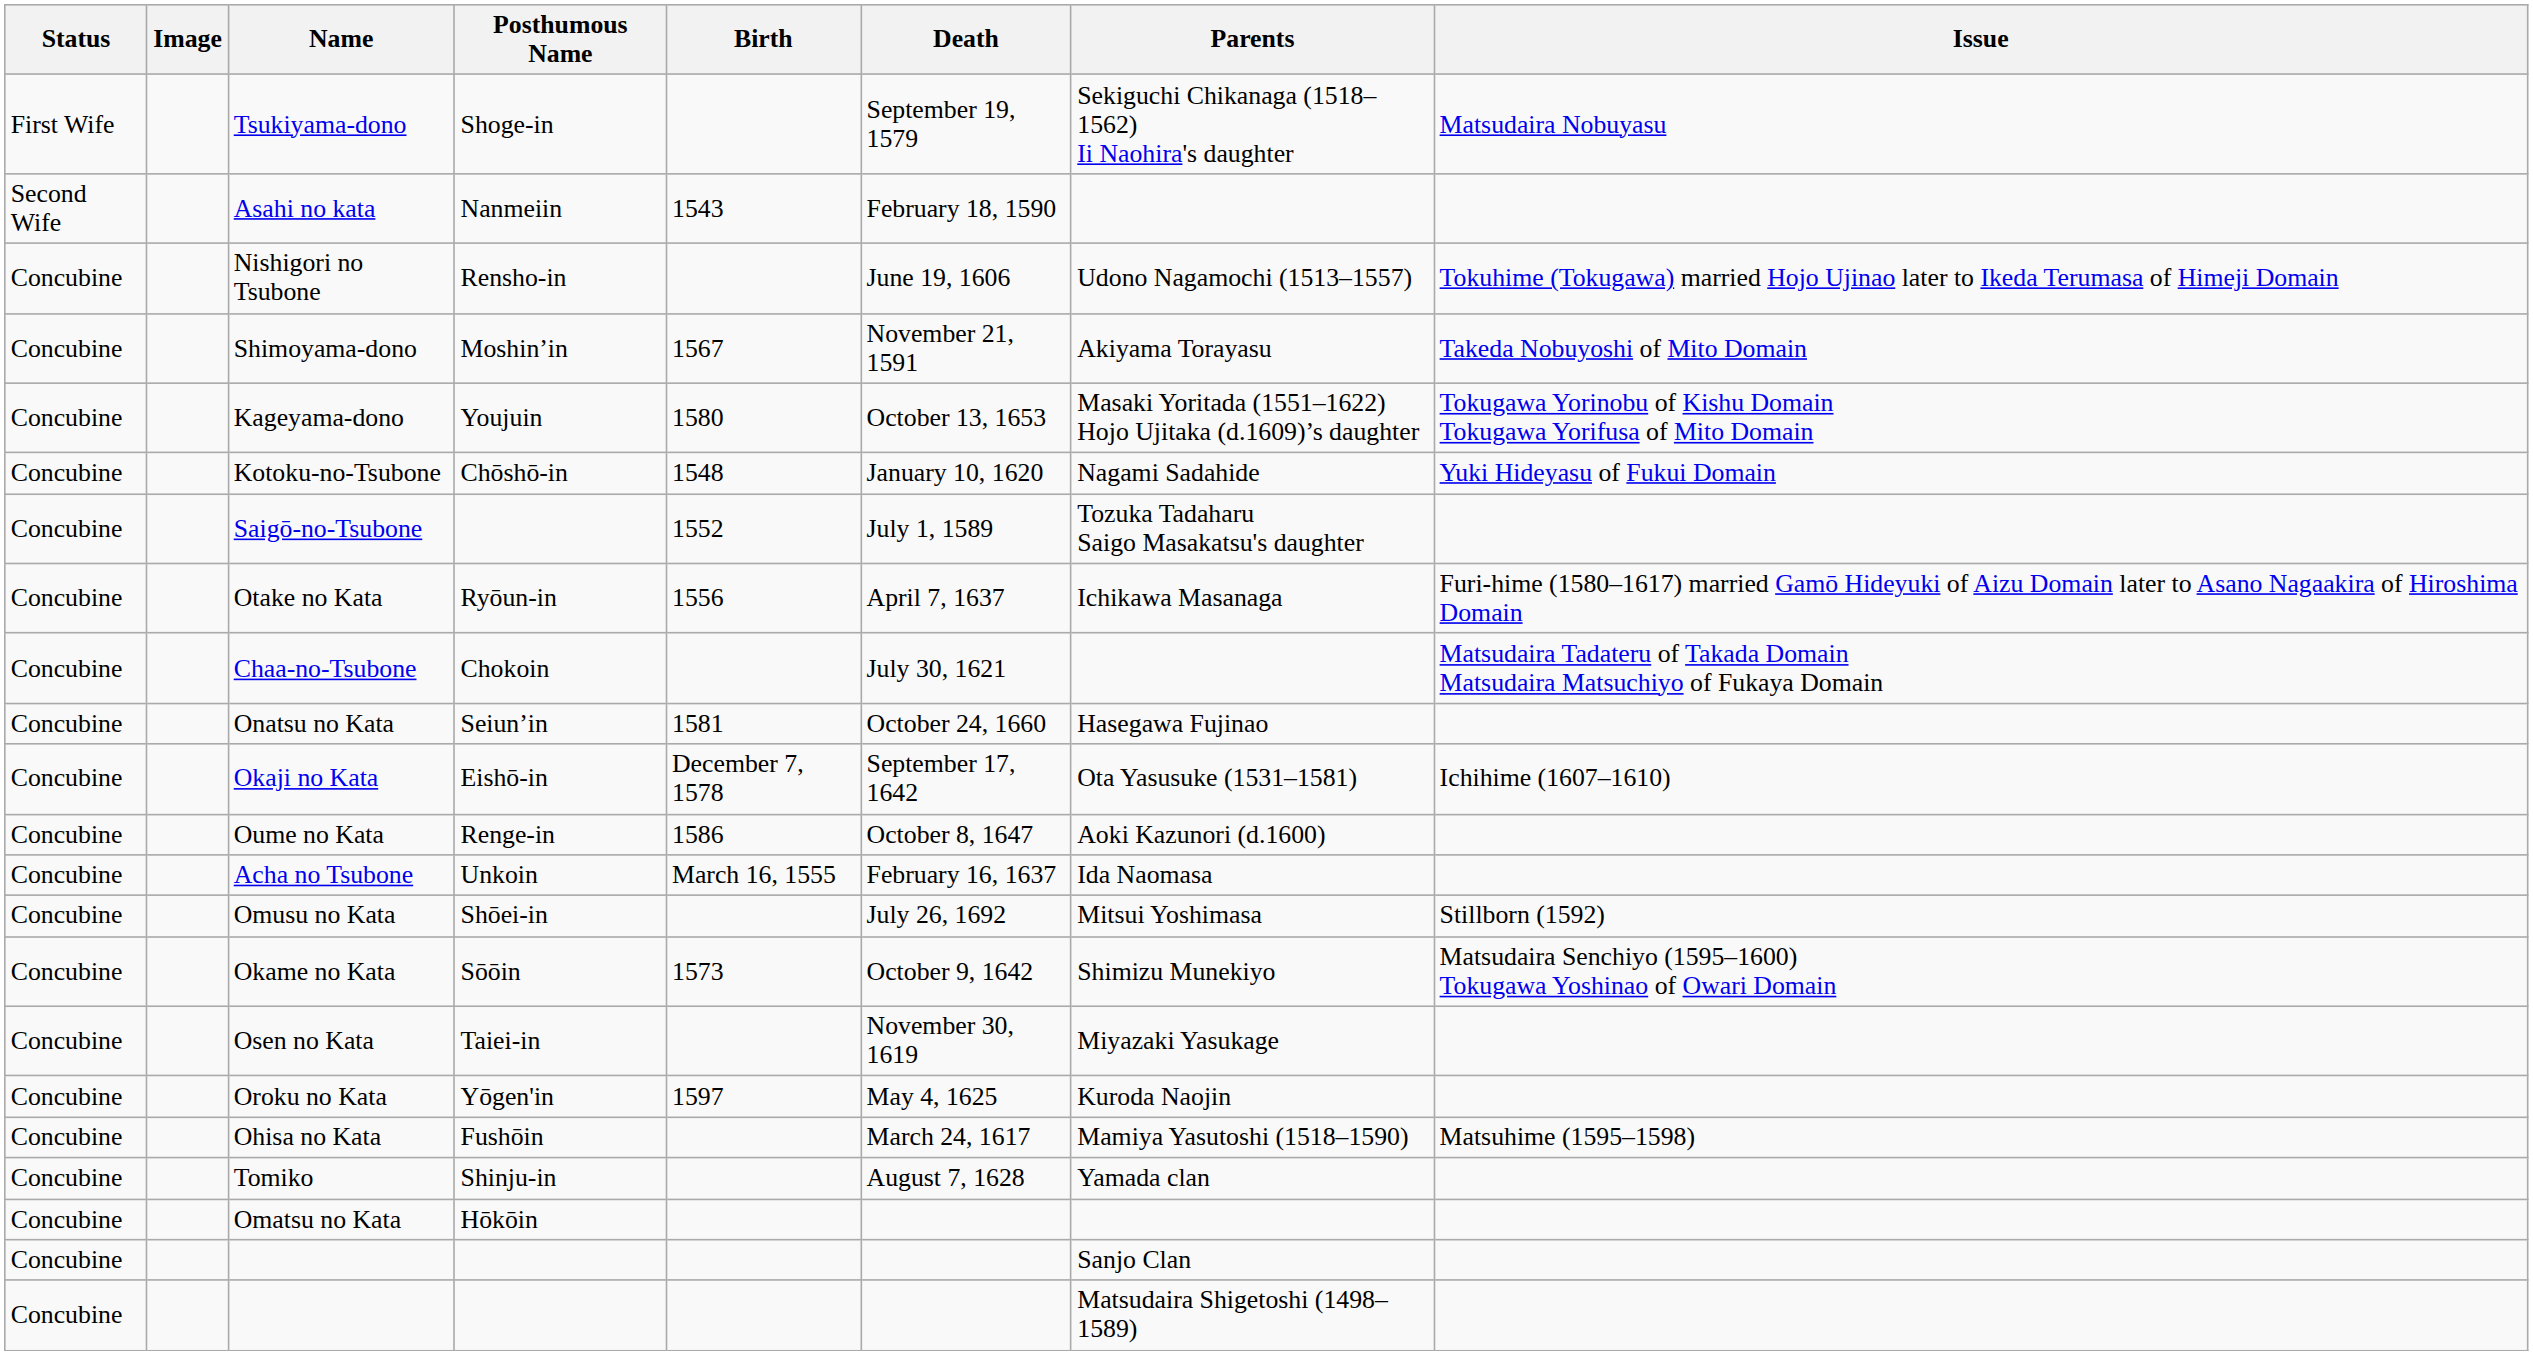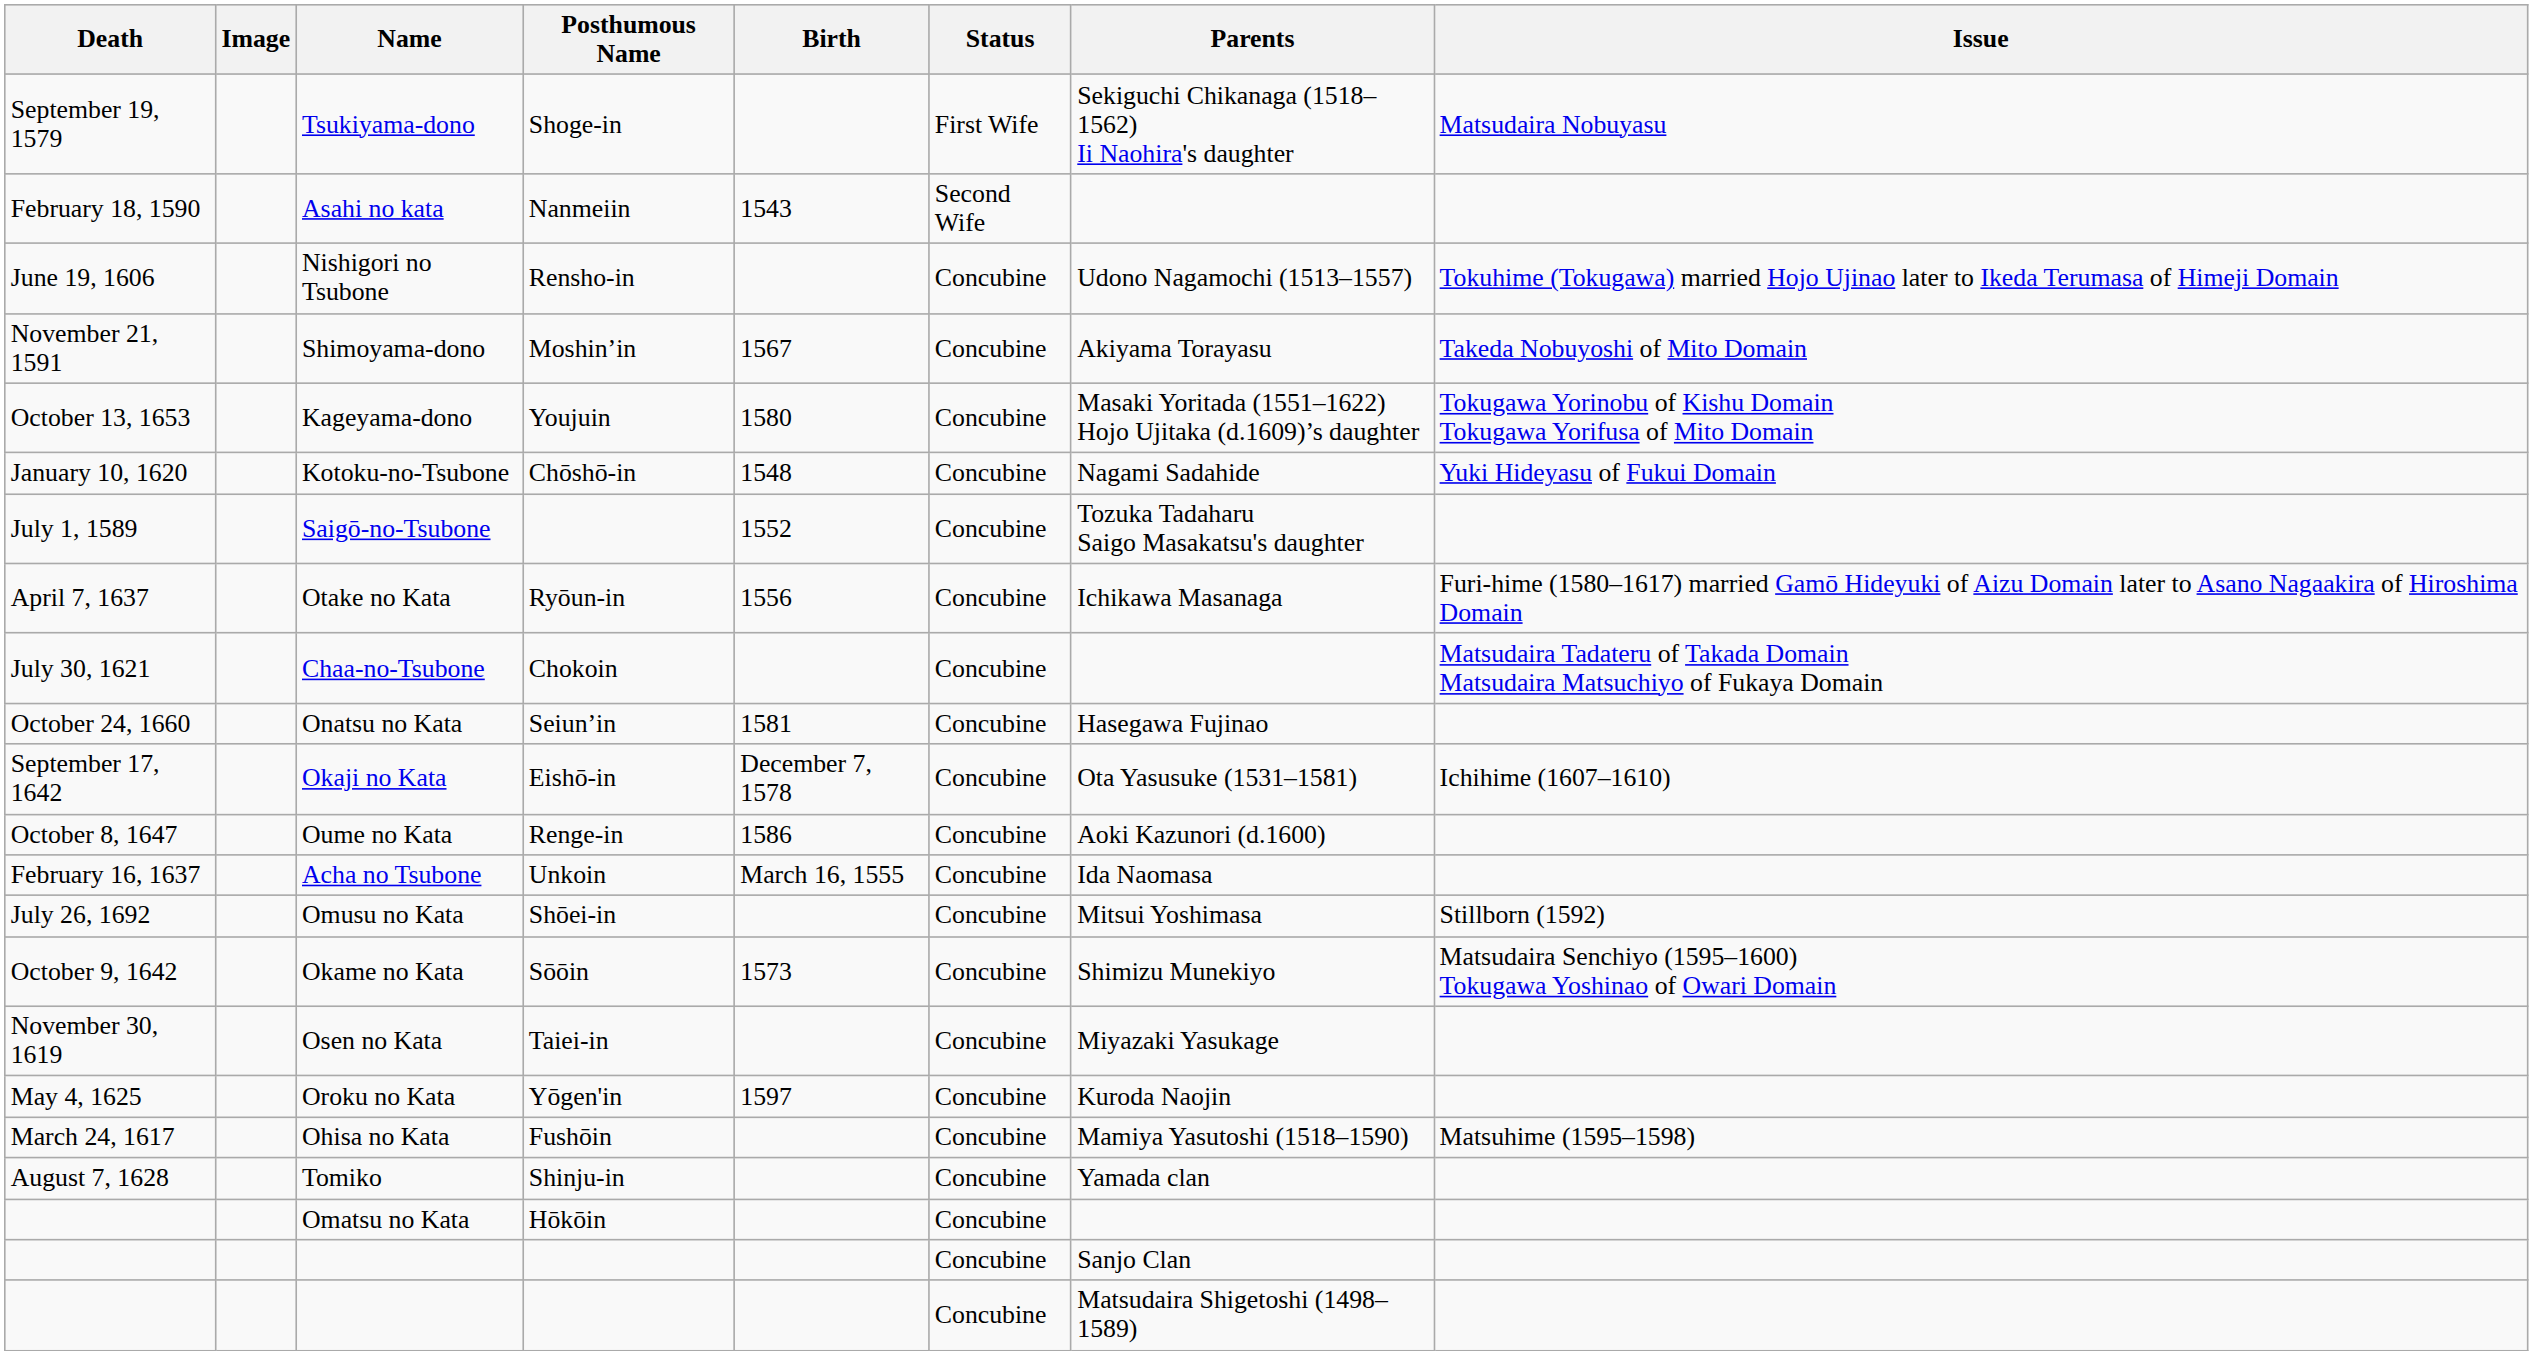columns swapped: (76, 39) <-> (966, 39)
